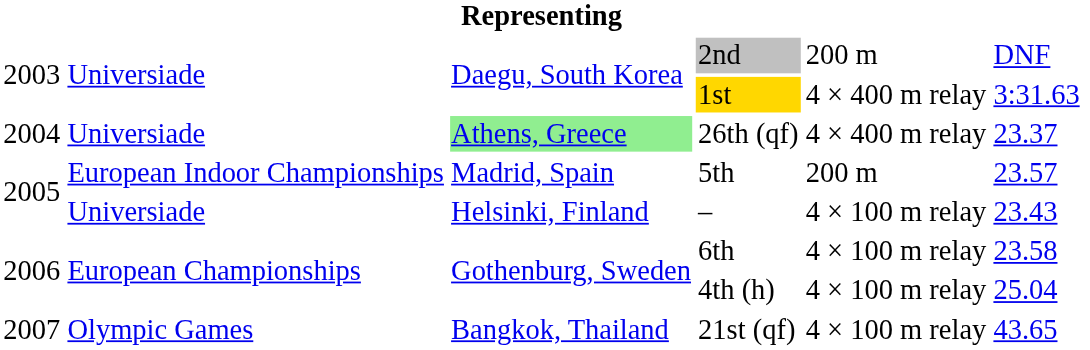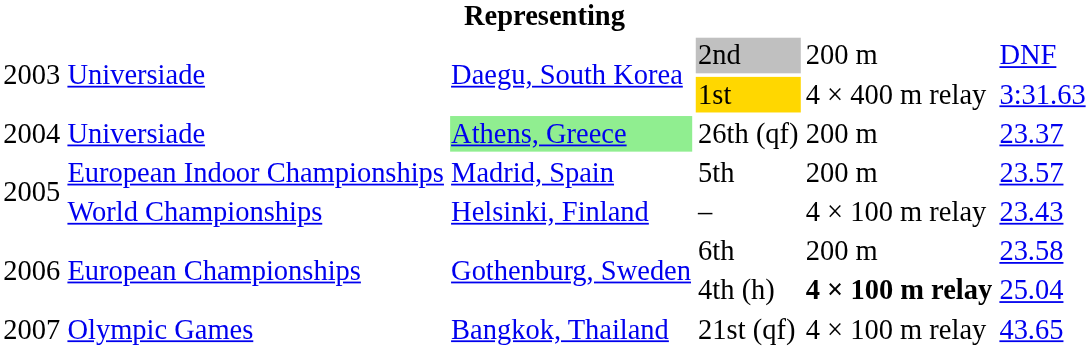(896, 133) 4 × 400 m relay -> (842, 133) 200 m
(136, 211) Universiade -> (195, 211) World Championships
(896, 250) 4 × 100 m relay -> (842, 250) 200 m
(896, 290) normal -> (899, 290) bold
